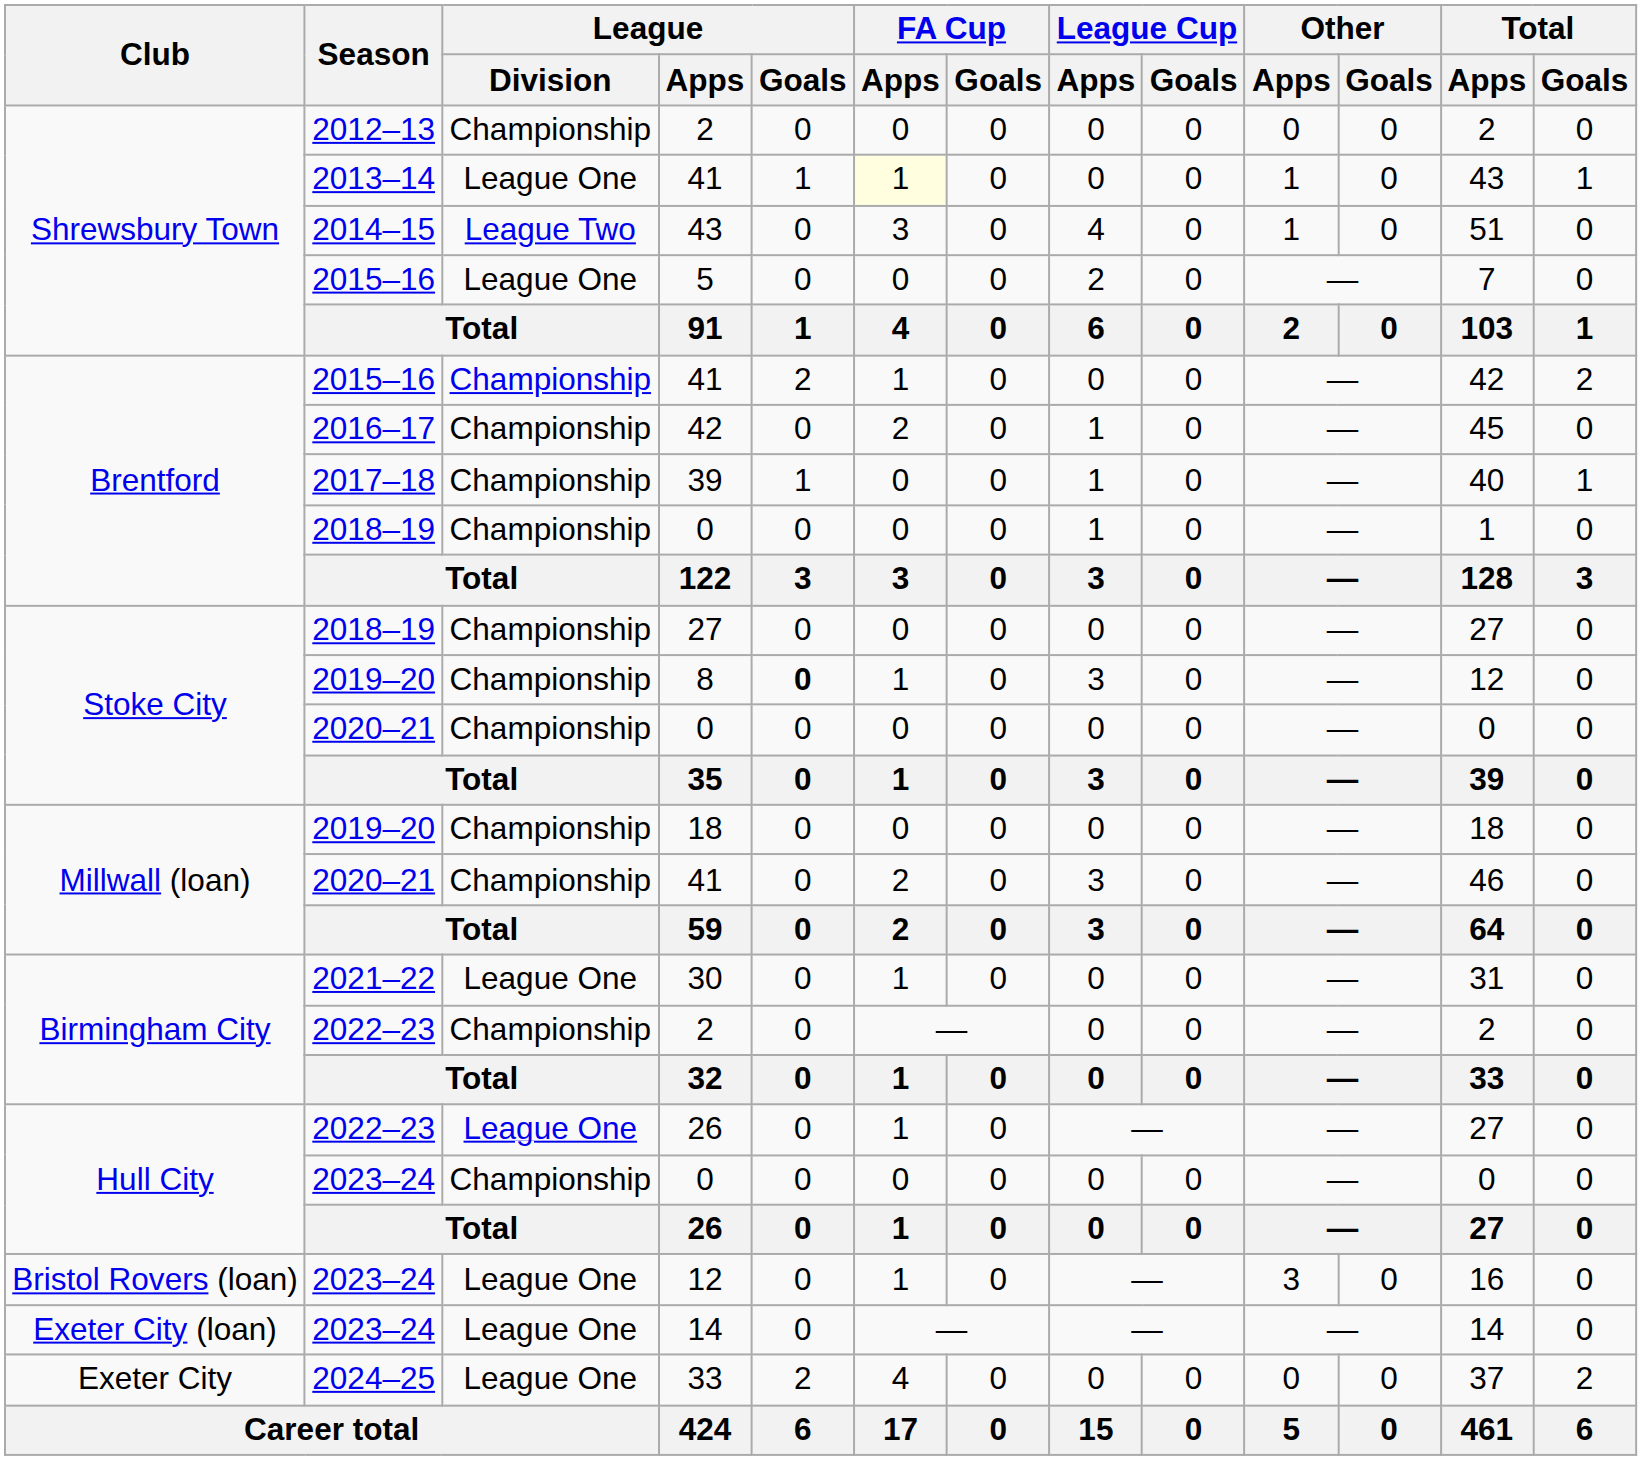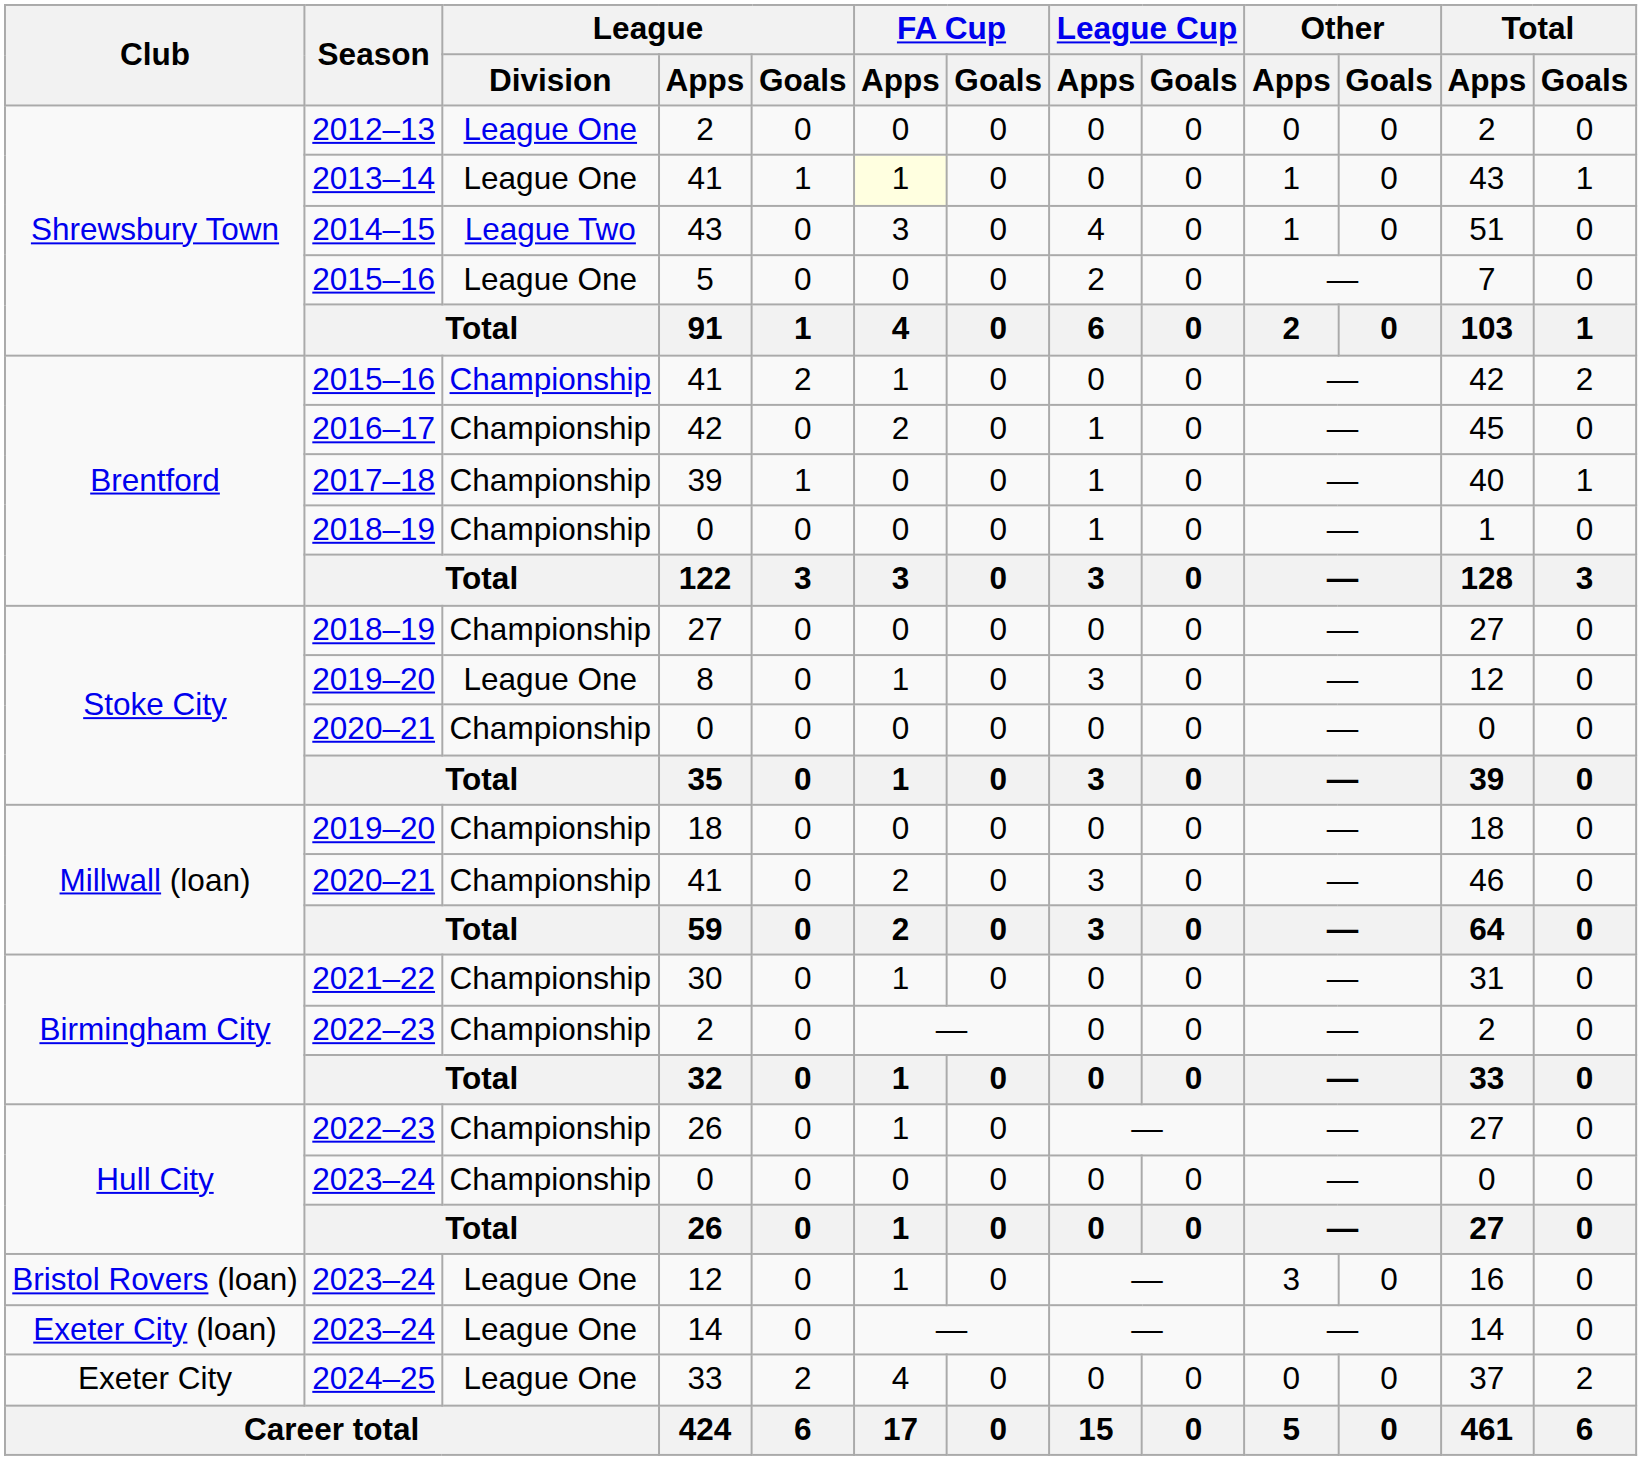(550, 129) Championship -> (550, 129) League One
(550, 679) Championship -> (550, 679) League One
(803, 679) bold -> (803, 679) normal
(550, 979) League One -> (550, 979) Championship
(550, 1129) League One -> (550, 1129) Championship
